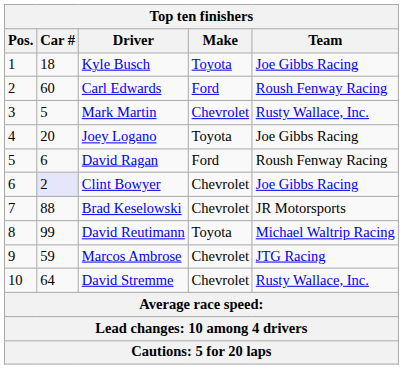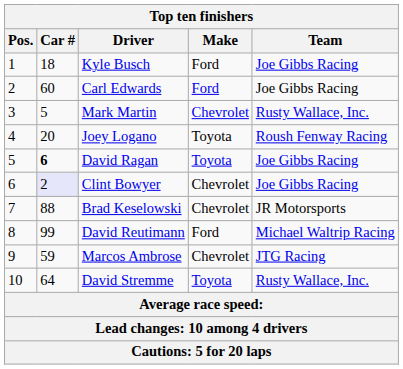(212, 64) Toyota -> (205, 64) Ford
(322, 88) Roush Fenway Racing -> (307, 88) Joe Gibbs Racing
(307, 136) Joe Gibbs Racing -> (322, 136) Roush Fenway Racing
(44, 160) normal -> (44, 160) bold
(205, 160) Ford -> (212, 160) Toyota
(322, 160) Roush Fenway Racing -> (307, 160) Joe Gibbs Racing
(212, 232) Toyota -> (205, 232) Ford
(220, 280) Chevrolet -> (212, 280) Toyota
